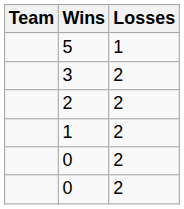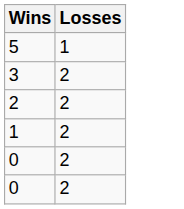- column: (31, 18)
